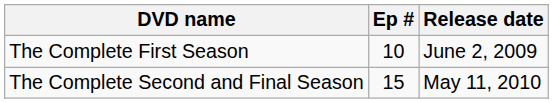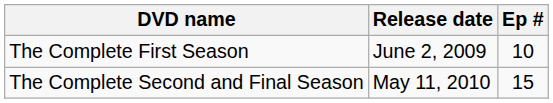columns swapped: (484, 20) <-> (393, 20)
